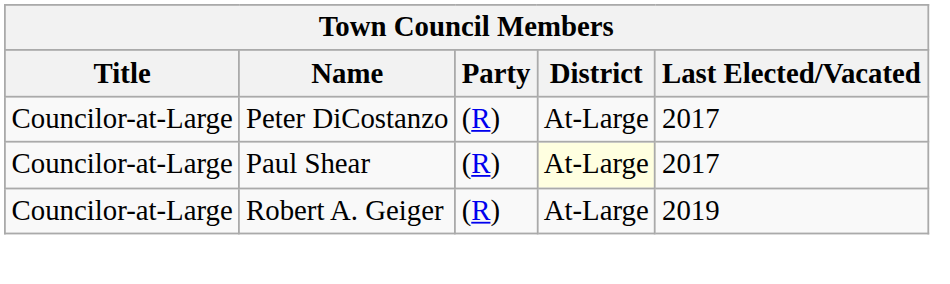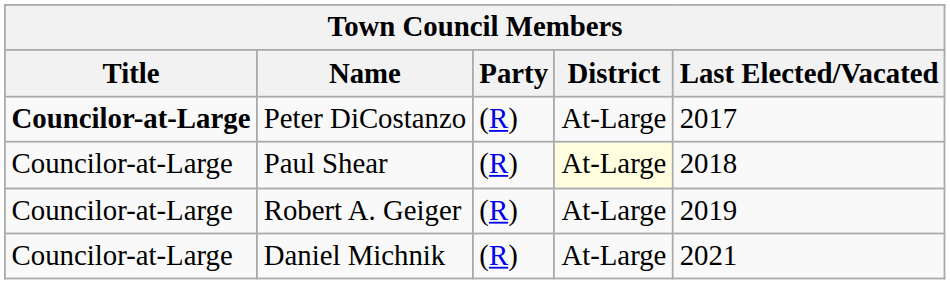(122, 118) normal -> (131, 118) bold
(691, 164) 2017 -> (708, 164) 2018
+ row: (354, 255)
